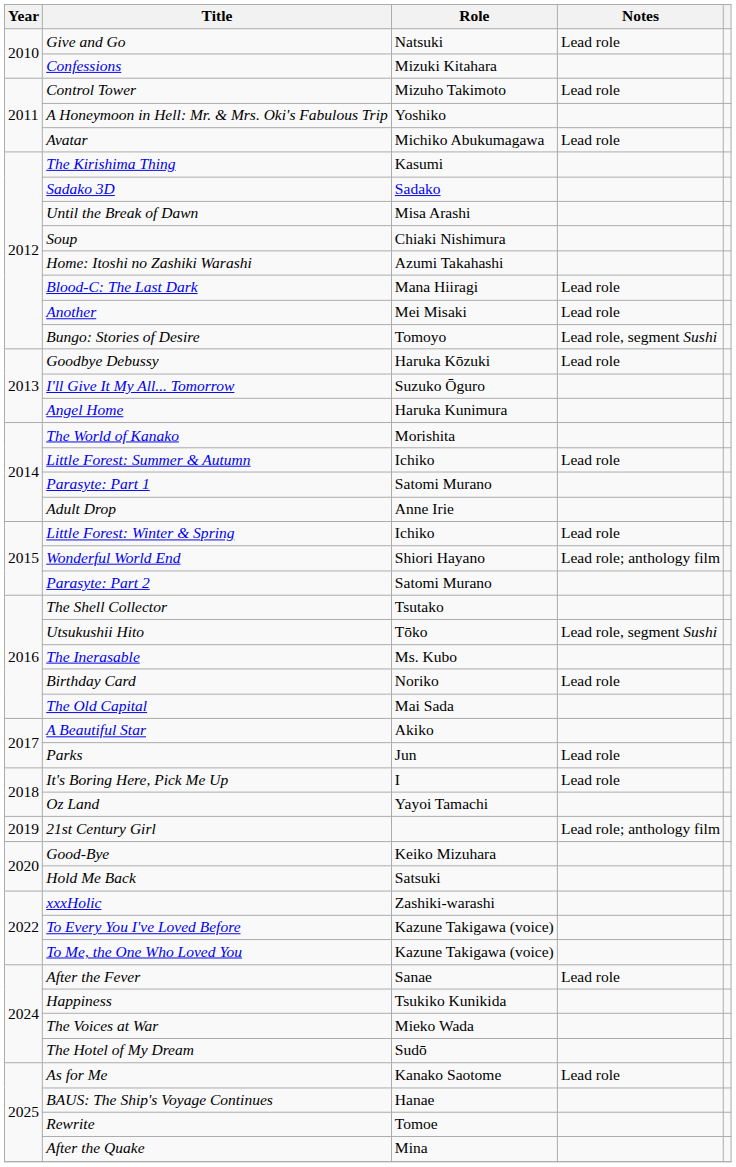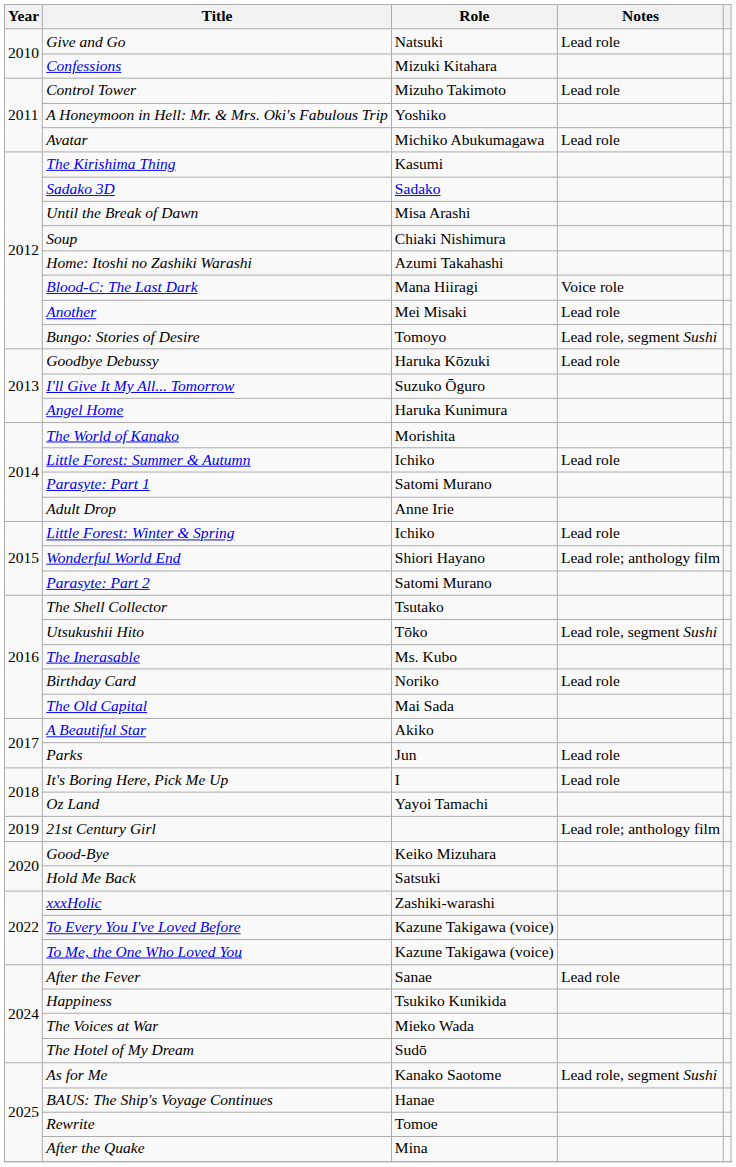(590, 287) Lead role -> (592, 287) Voice role
(590, 1075) Lead role -> (639, 1075) Lead role, segment Sushi
